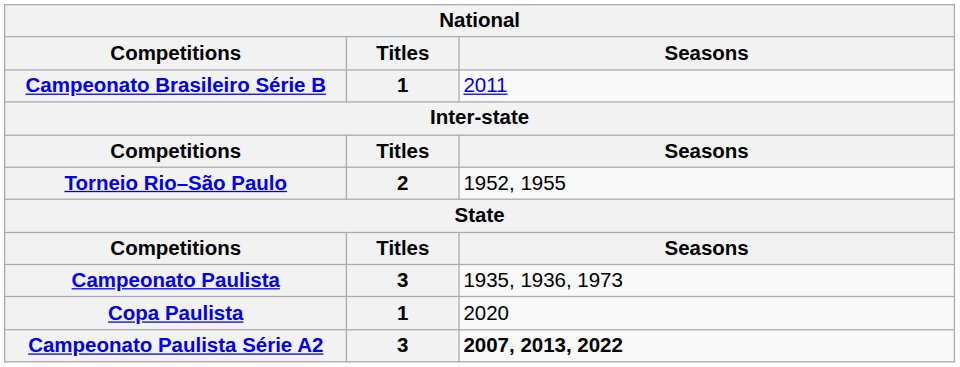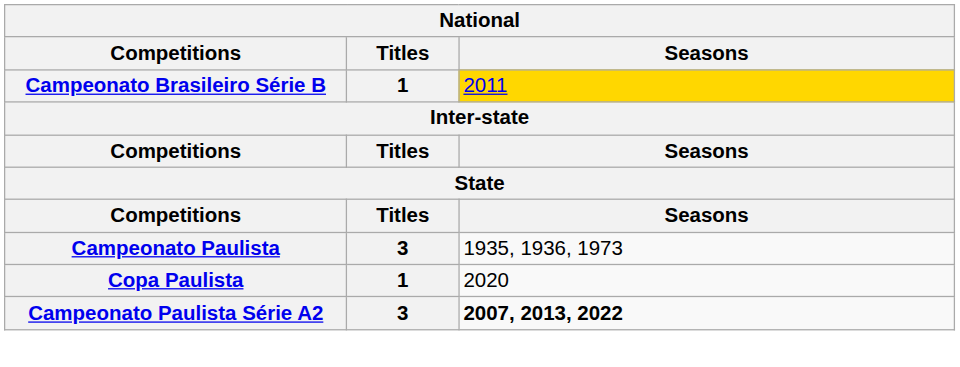(485, 85) no background -> (485, 85) gold background
- row: (176, 183)
